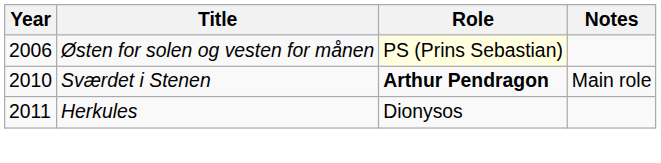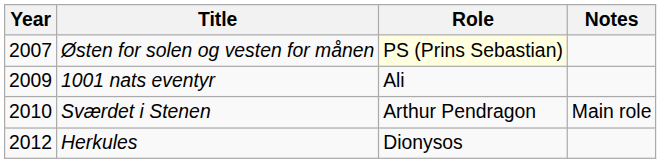(31, 50) 2006 -> (31, 50) 2007
+ row: (138, 81)
(466, 81) bold -> (460, 111) normal
(30, 111) 2011 -> (31, 142) 2012
